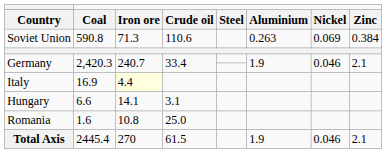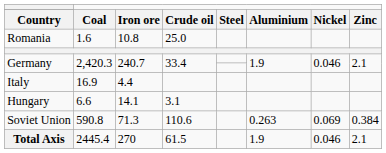rows swapped: (39, 38) <-> (29, 120)
(125, 82) lightyellow background -> (125, 82) no background
